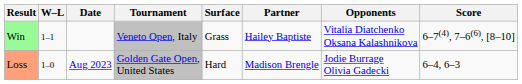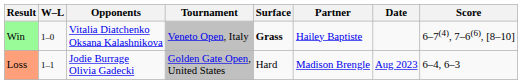columns swapped: (90, 13) <-> (371, 13)
(48, 36) 1–1 -> (48, 36) 1–0
(217, 36) normal -> (269, 36) bold
(48, 65) 1–0 -> (48, 65) 1–1
